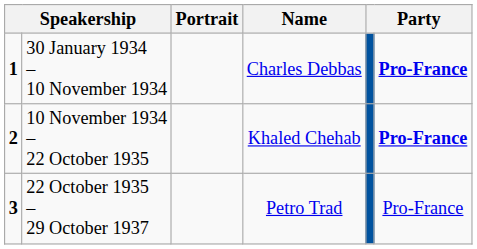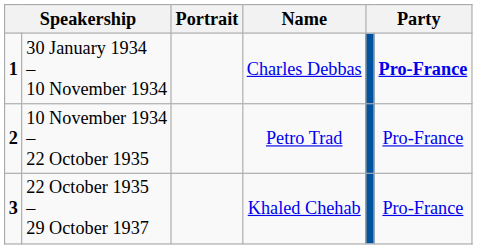(304, 138) Khaled Chehab -> (304, 138) Petro Trad
(423, 138) bold -> (423, 138) normal
(304, 208) Petro Trad -> (304, 208) Khaled Chehab
